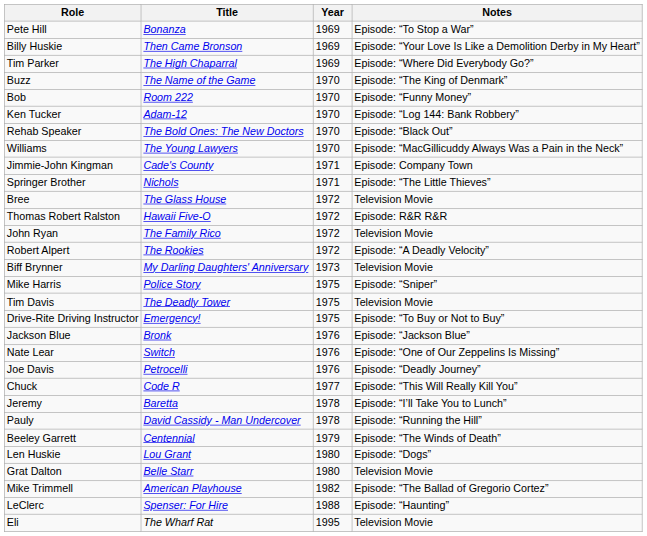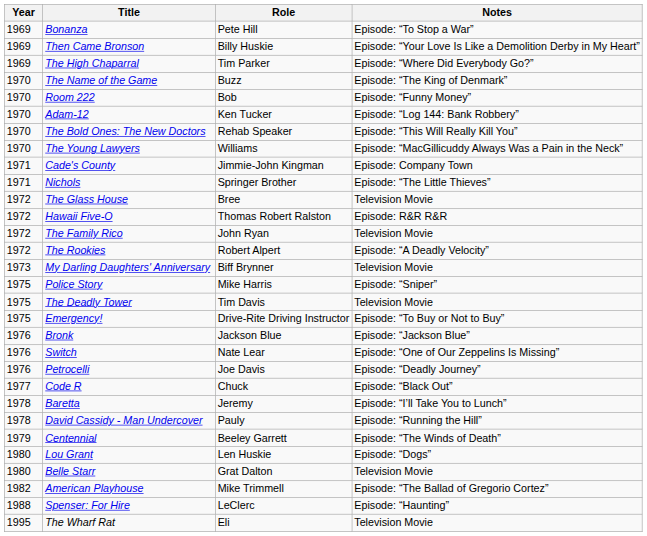columns swapped: (333, 13) <-> (73, 13)
(403, 132) Episode: “Black Out” -> (436, 132) Episode: “This Will Really Kill You”
(436, 387) Episode: “This Will Really Kill You” -> (403, 387) Episode: “Black Out”
